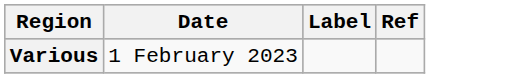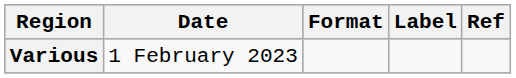+ column: (346, 22)
